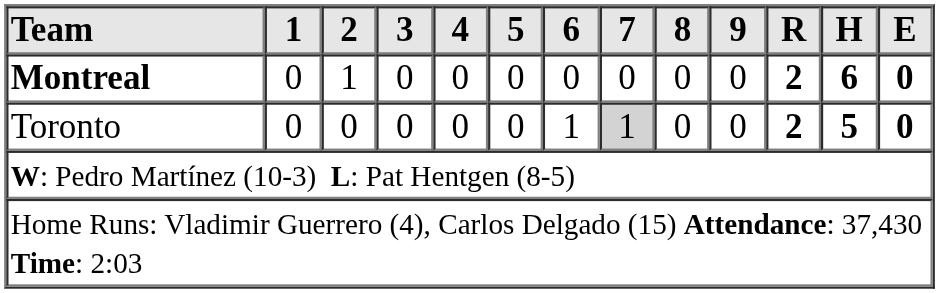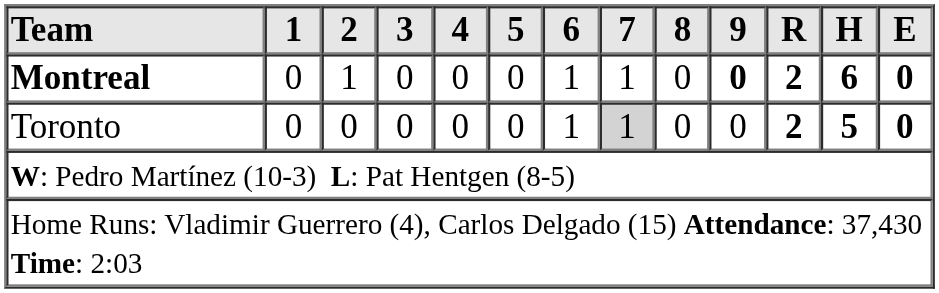(571, 77) 0 -> (571, 77) 1
(627, 77) 0 -> (627, 77) 1
(738, 77) normal -> (738, 77) bold
